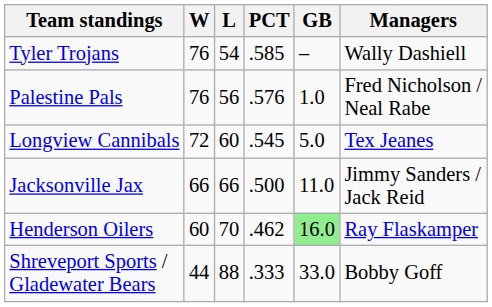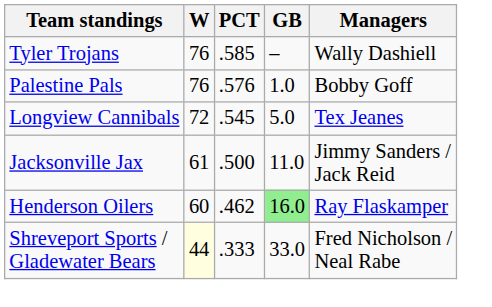- column: (229, 20)
(413, 97) Fred Nicholson / Neal Rabe -> (363, 85) Bobby Goff
(199, 185) 66 -> (199, 162) 61
(199, 273) no background -> (199, 250) lightyellow background
(393, 273) Bobby Goff -> (383, 250) Fred Nicholson / Neal Rabe
